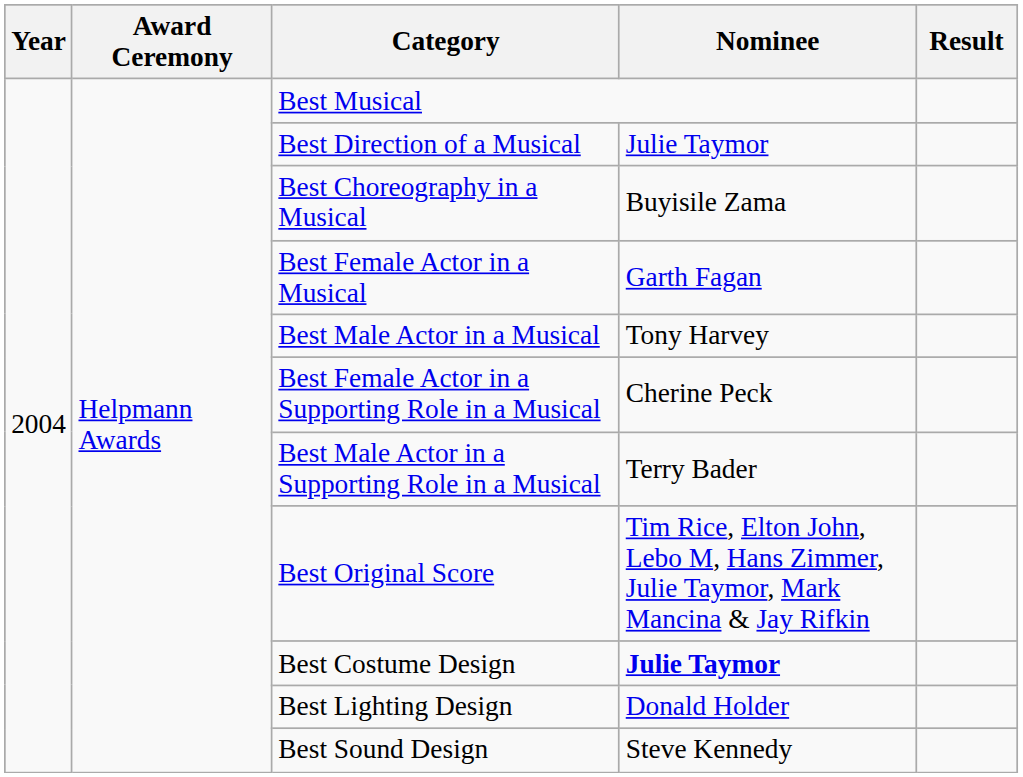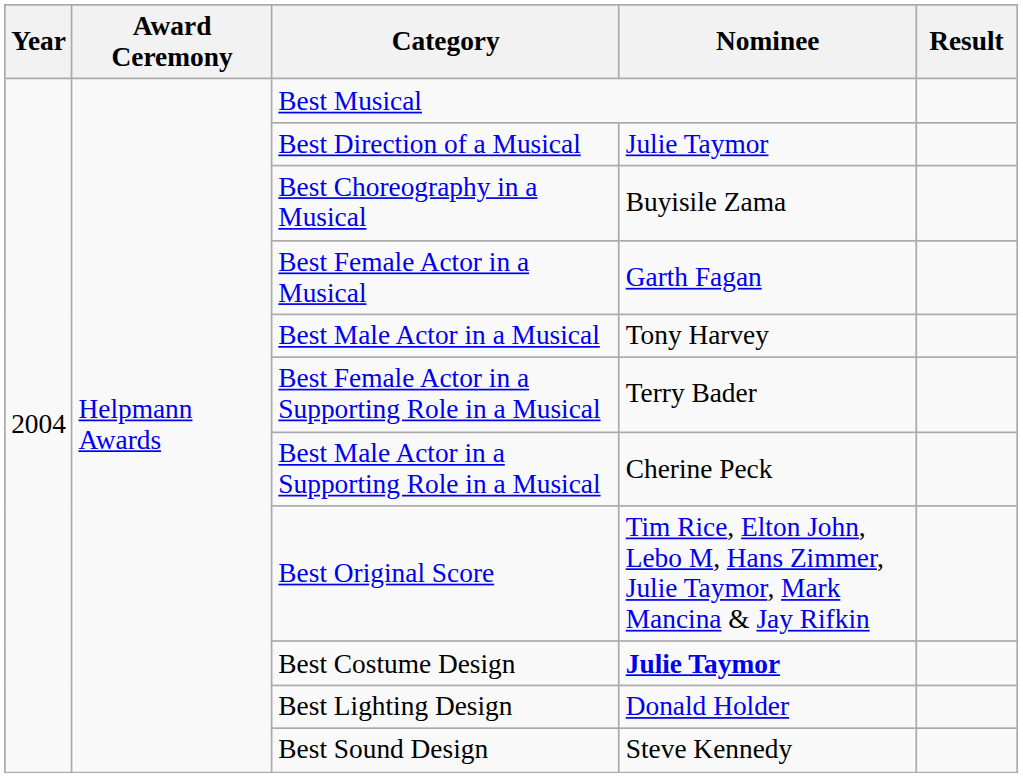(699, 394) Cherine Peck -> (691, 394) Terry Bader
(691, 468) Terry Bader -> (699, 468) Cherine Peck
